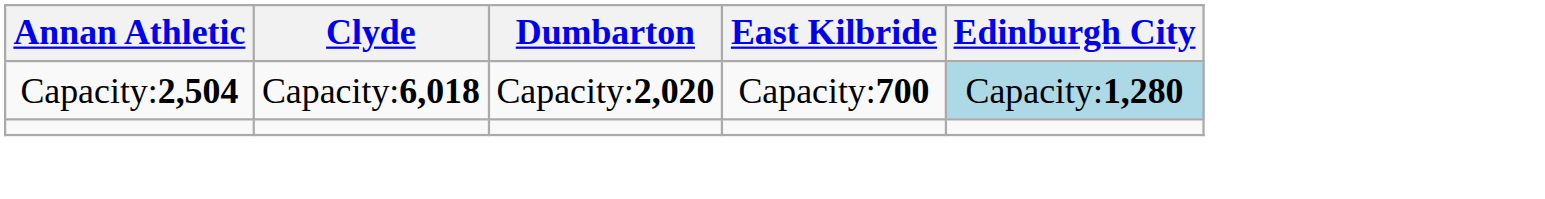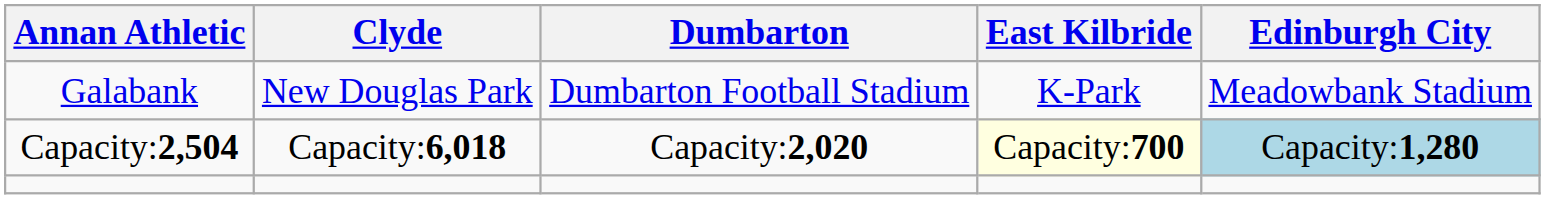+ row: (129, 89)
(834, 89) no background -> (1089, 146) lightyellow background
